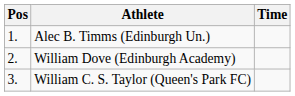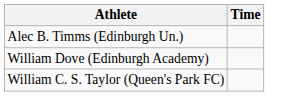- column: (18, 15)
